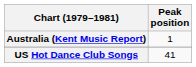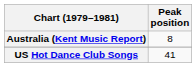(170, 39) 1 -> (170, 39) 8
